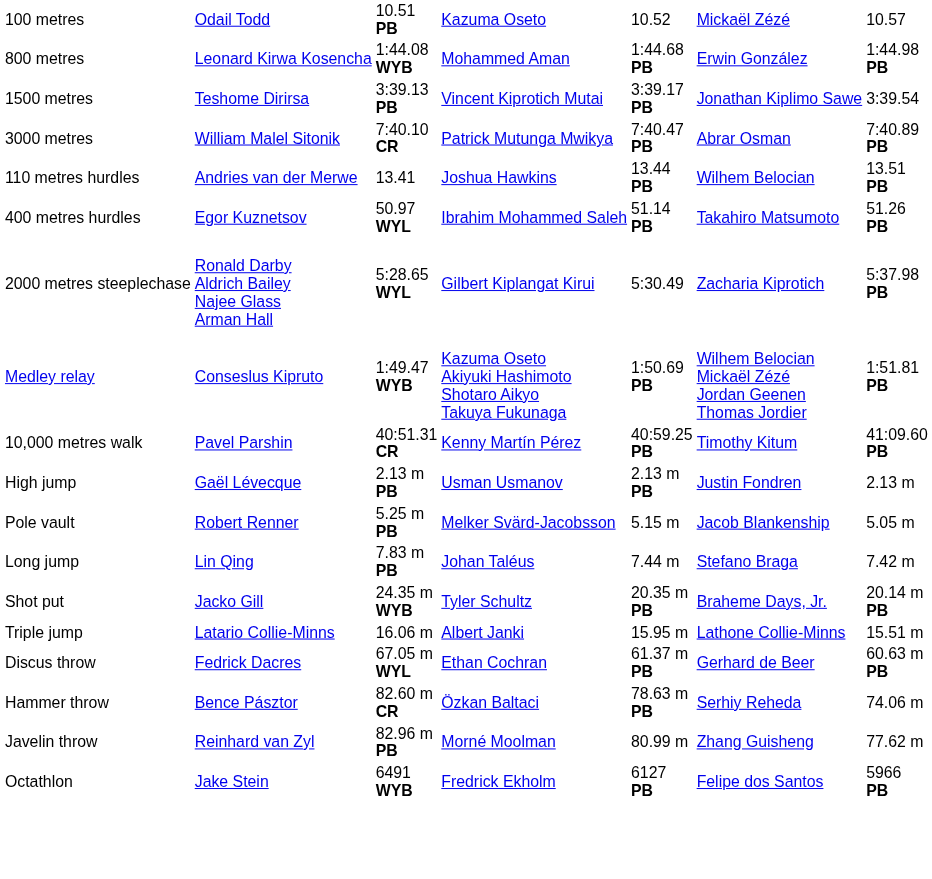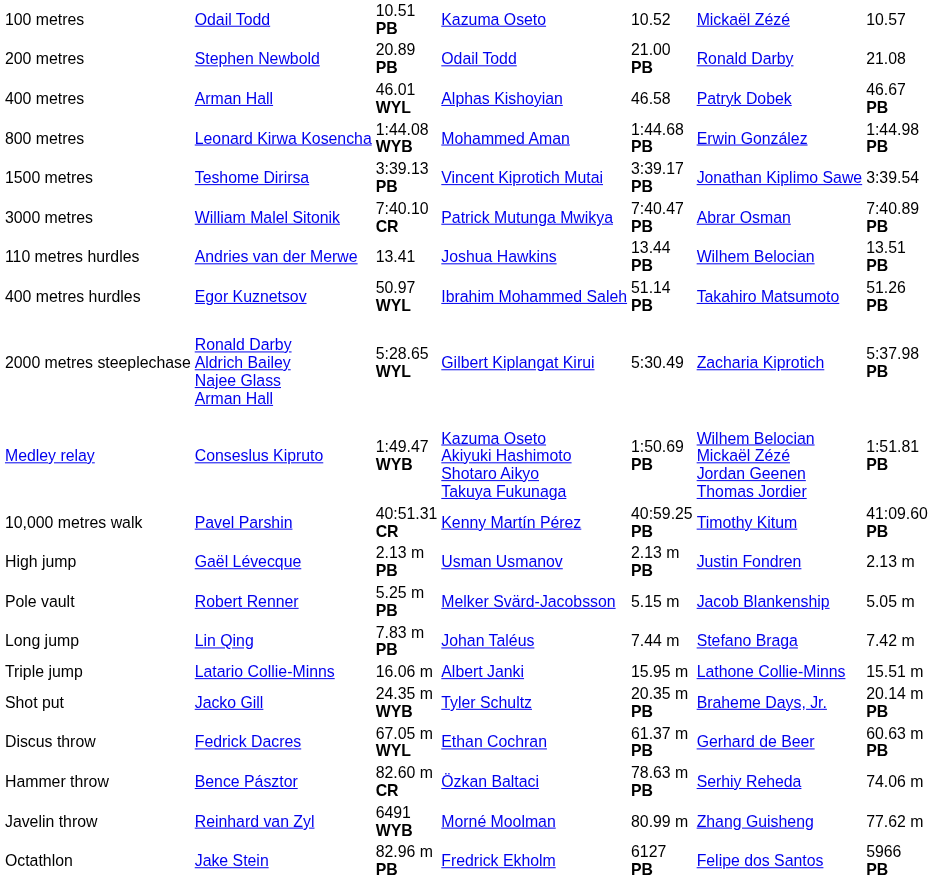+ row: (45, 59)
+ row: (45, 98)
rows swapped: (44, 632) <-> (34, 601)
(404, 742) 82.96 m PB -> (394, 821) 6491 WYB
(394, 782) 6491 WYB -> (404, 861) 82.96 m PB
